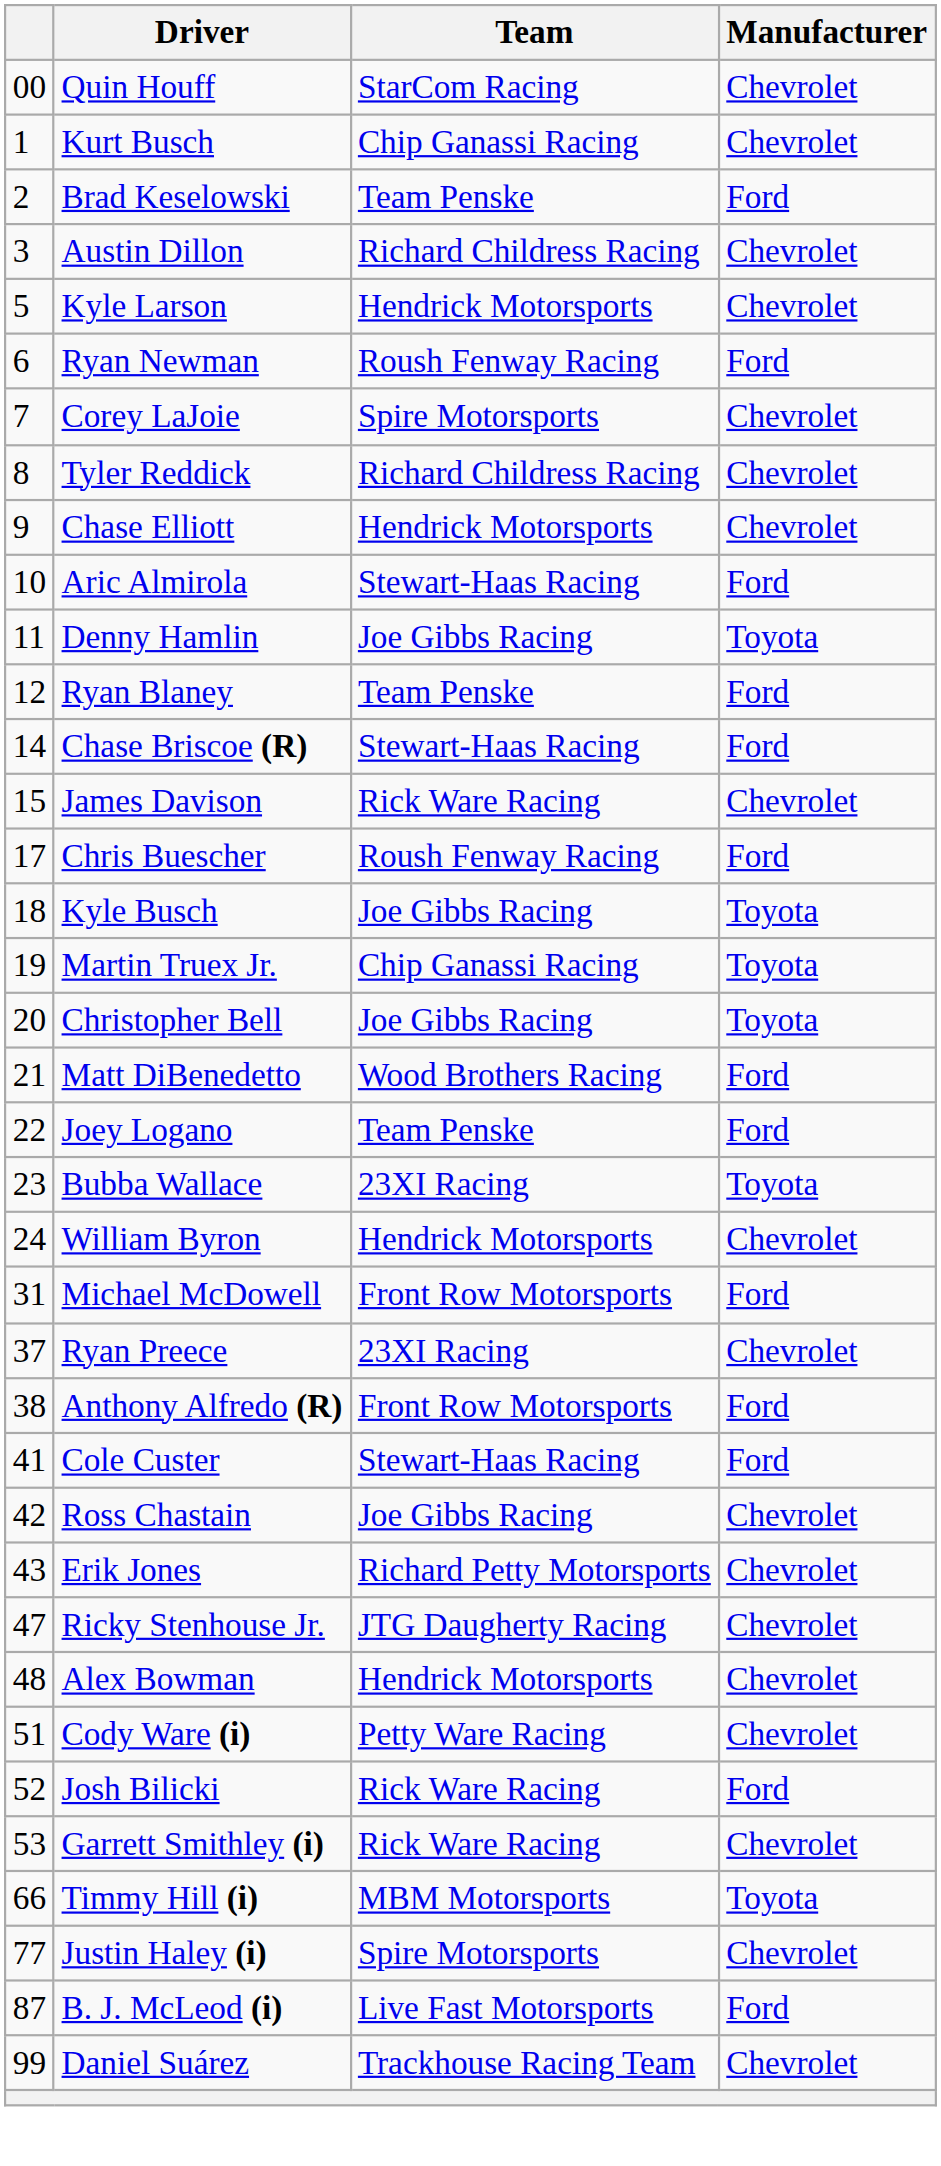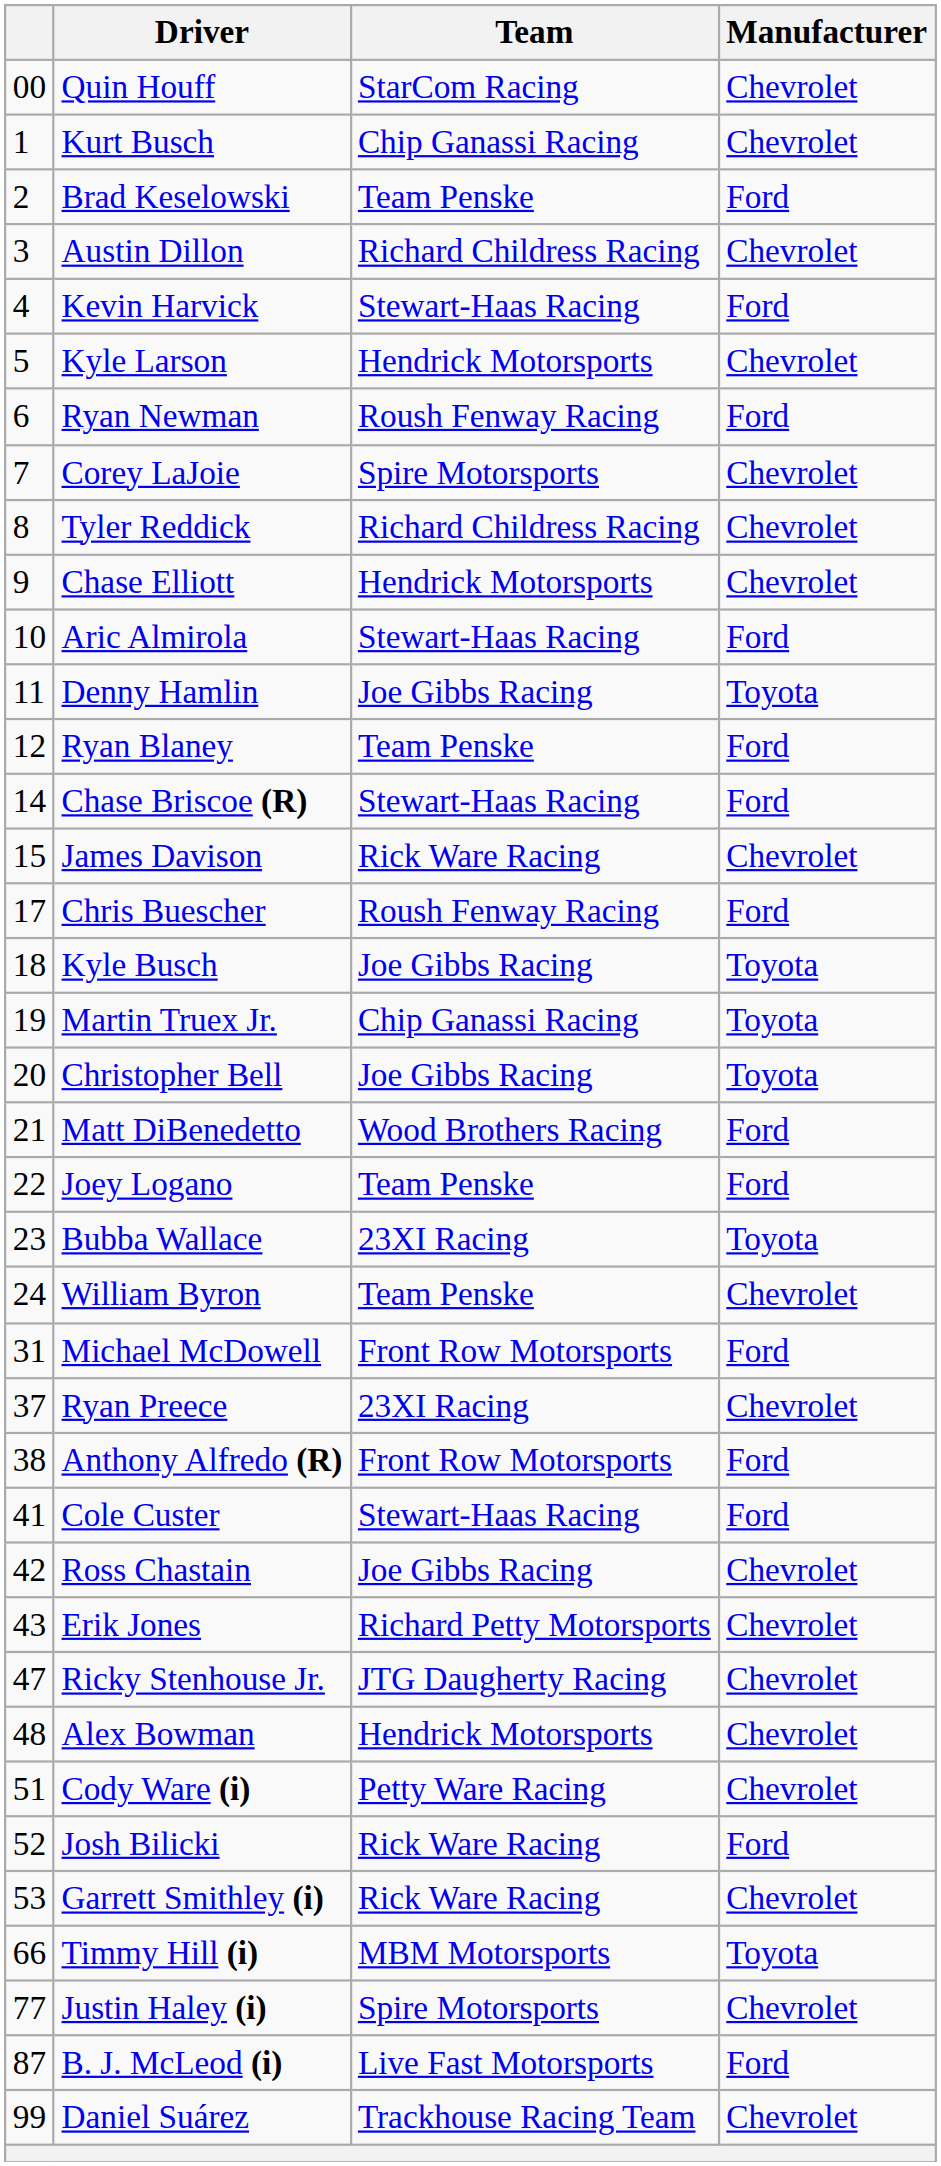+ row: (160, 306)
(505, 1239) Hendrick Motorsports -> (446, 1294) Team Penske
